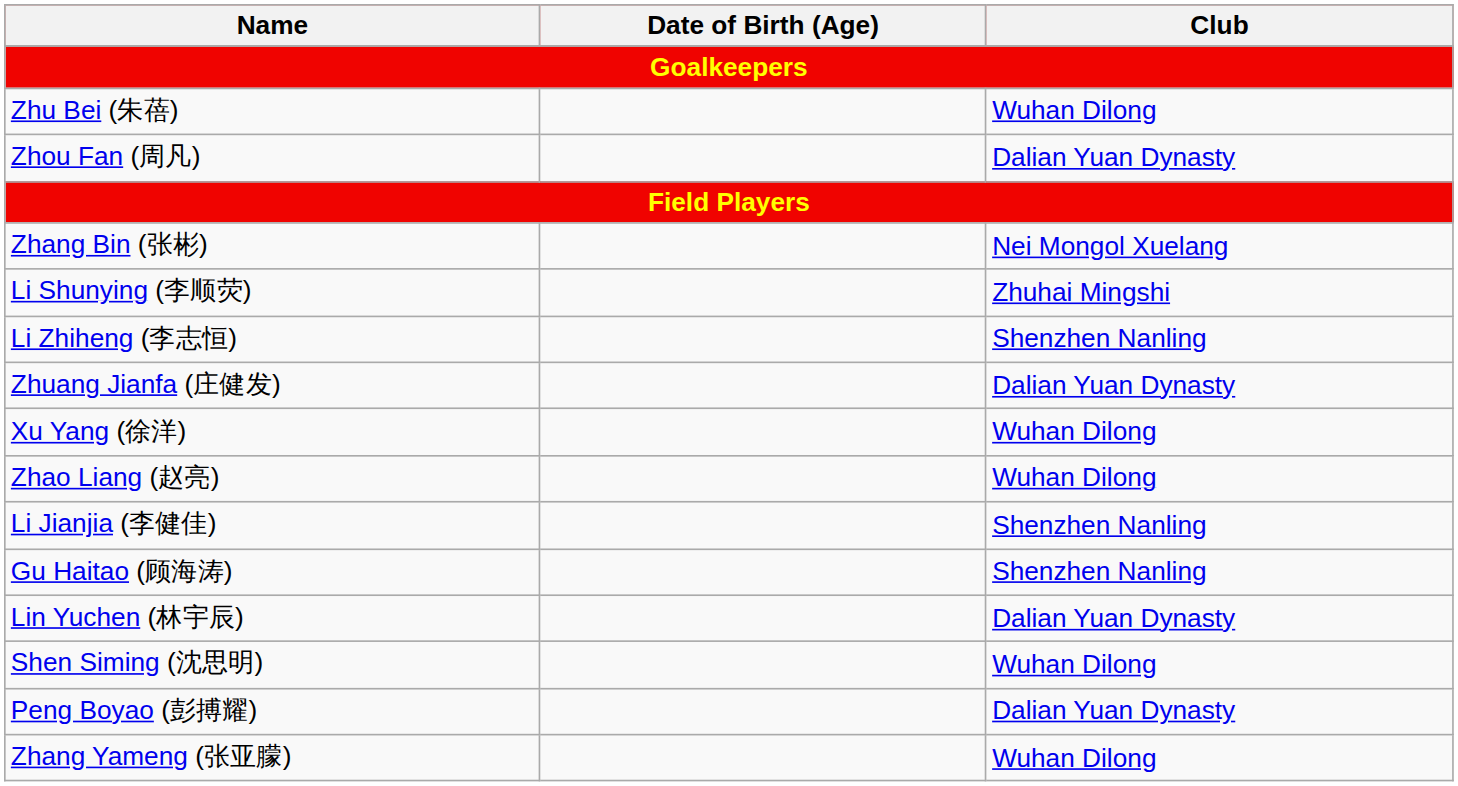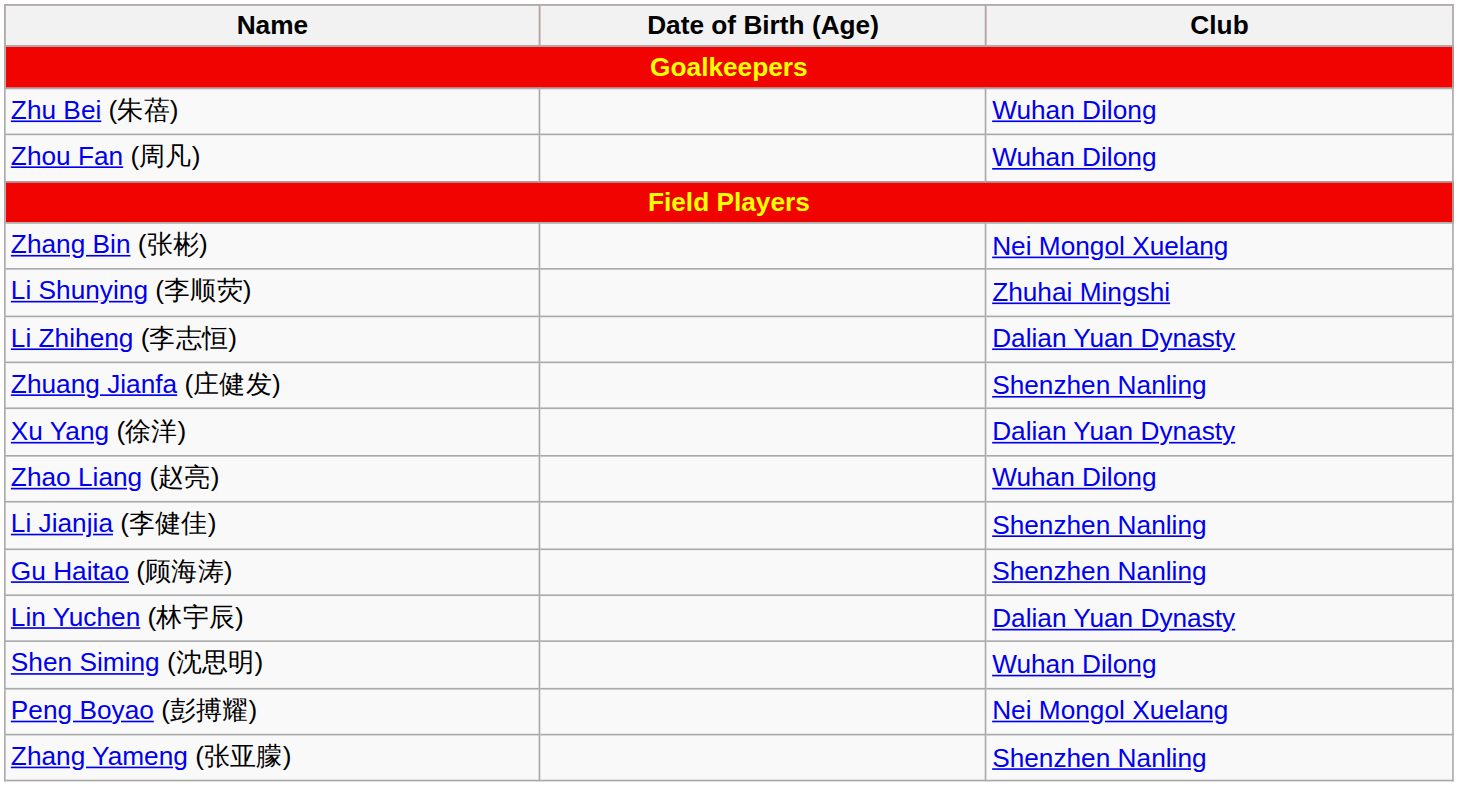(1114, 157) Dalian Yuan Dynasty -> (1074, 157) Wuhan Dilong
(1099, 338) Shenzhen Nanling -> (1114, 338) Dalian Yuan Dynasty
(1114, 385) Dalian Yuan Dynasty -> (1099, 385) Shenzhen Nanling
(1074, 431) Wuhan Dilong -> (1114, 431) Dalian Yuan Dynasty
(1114, 711) Dalian Yuan Dynasty -> (1110, 711) Nei Mongol Xuelang
(1074, 757) Wuhan Dilong -> (1099, 757) Shenzhen Nanling
